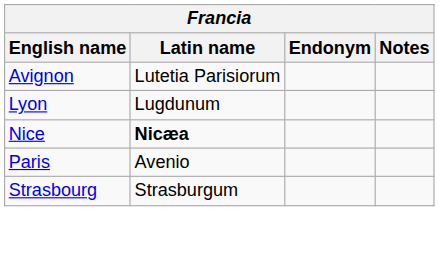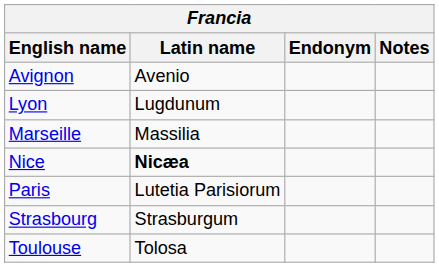(207, 76) Lutetia Parisiorum -> (162, 76) Avenio
+ row: (45, 133)
(162, 162) Avenio -> (207, 190) Lutetia Parisiorum
+ row: (45, 248)
